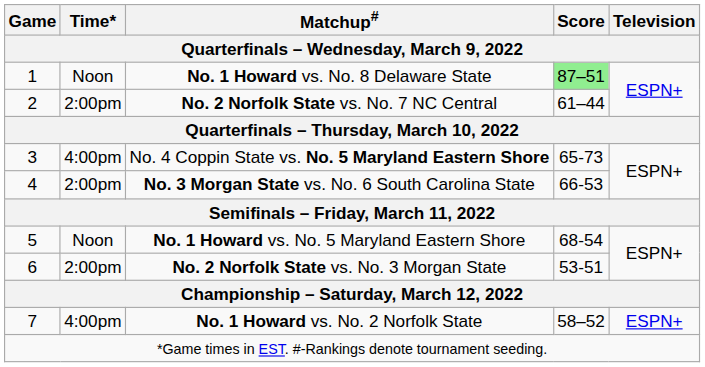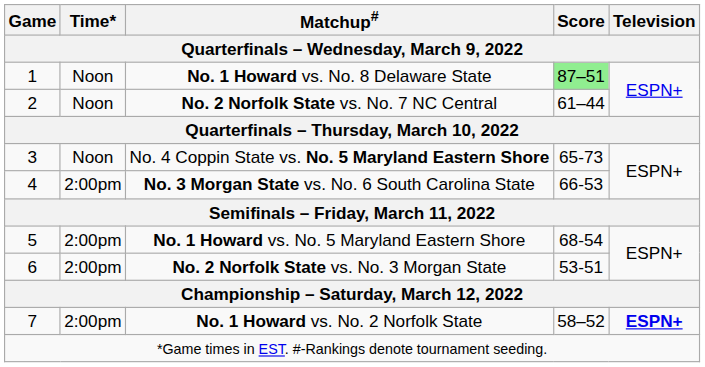(93, 103) 2:00pm -> (93, 103) Noon
(93, 158) 4:00pm -> (93, 158) Noon
(93, 239) Noon -> (93, 239) 2:00pm
(93, 321) 4:00pm -> (93, 321) 2:00pm
(654, 321) normal -> (654, 321) bold
